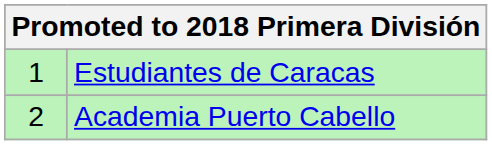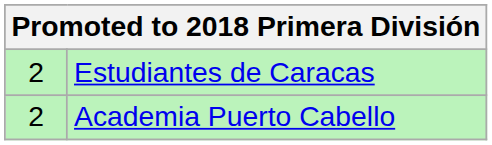(36, 71) 1 -> (36, 71) 2
